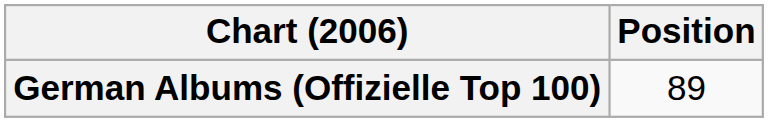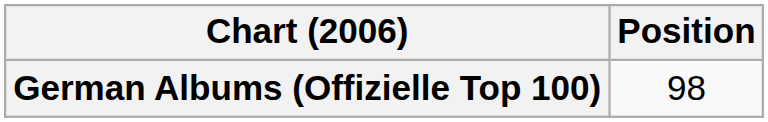(686, 87) 89 -> (686, 87) 98
